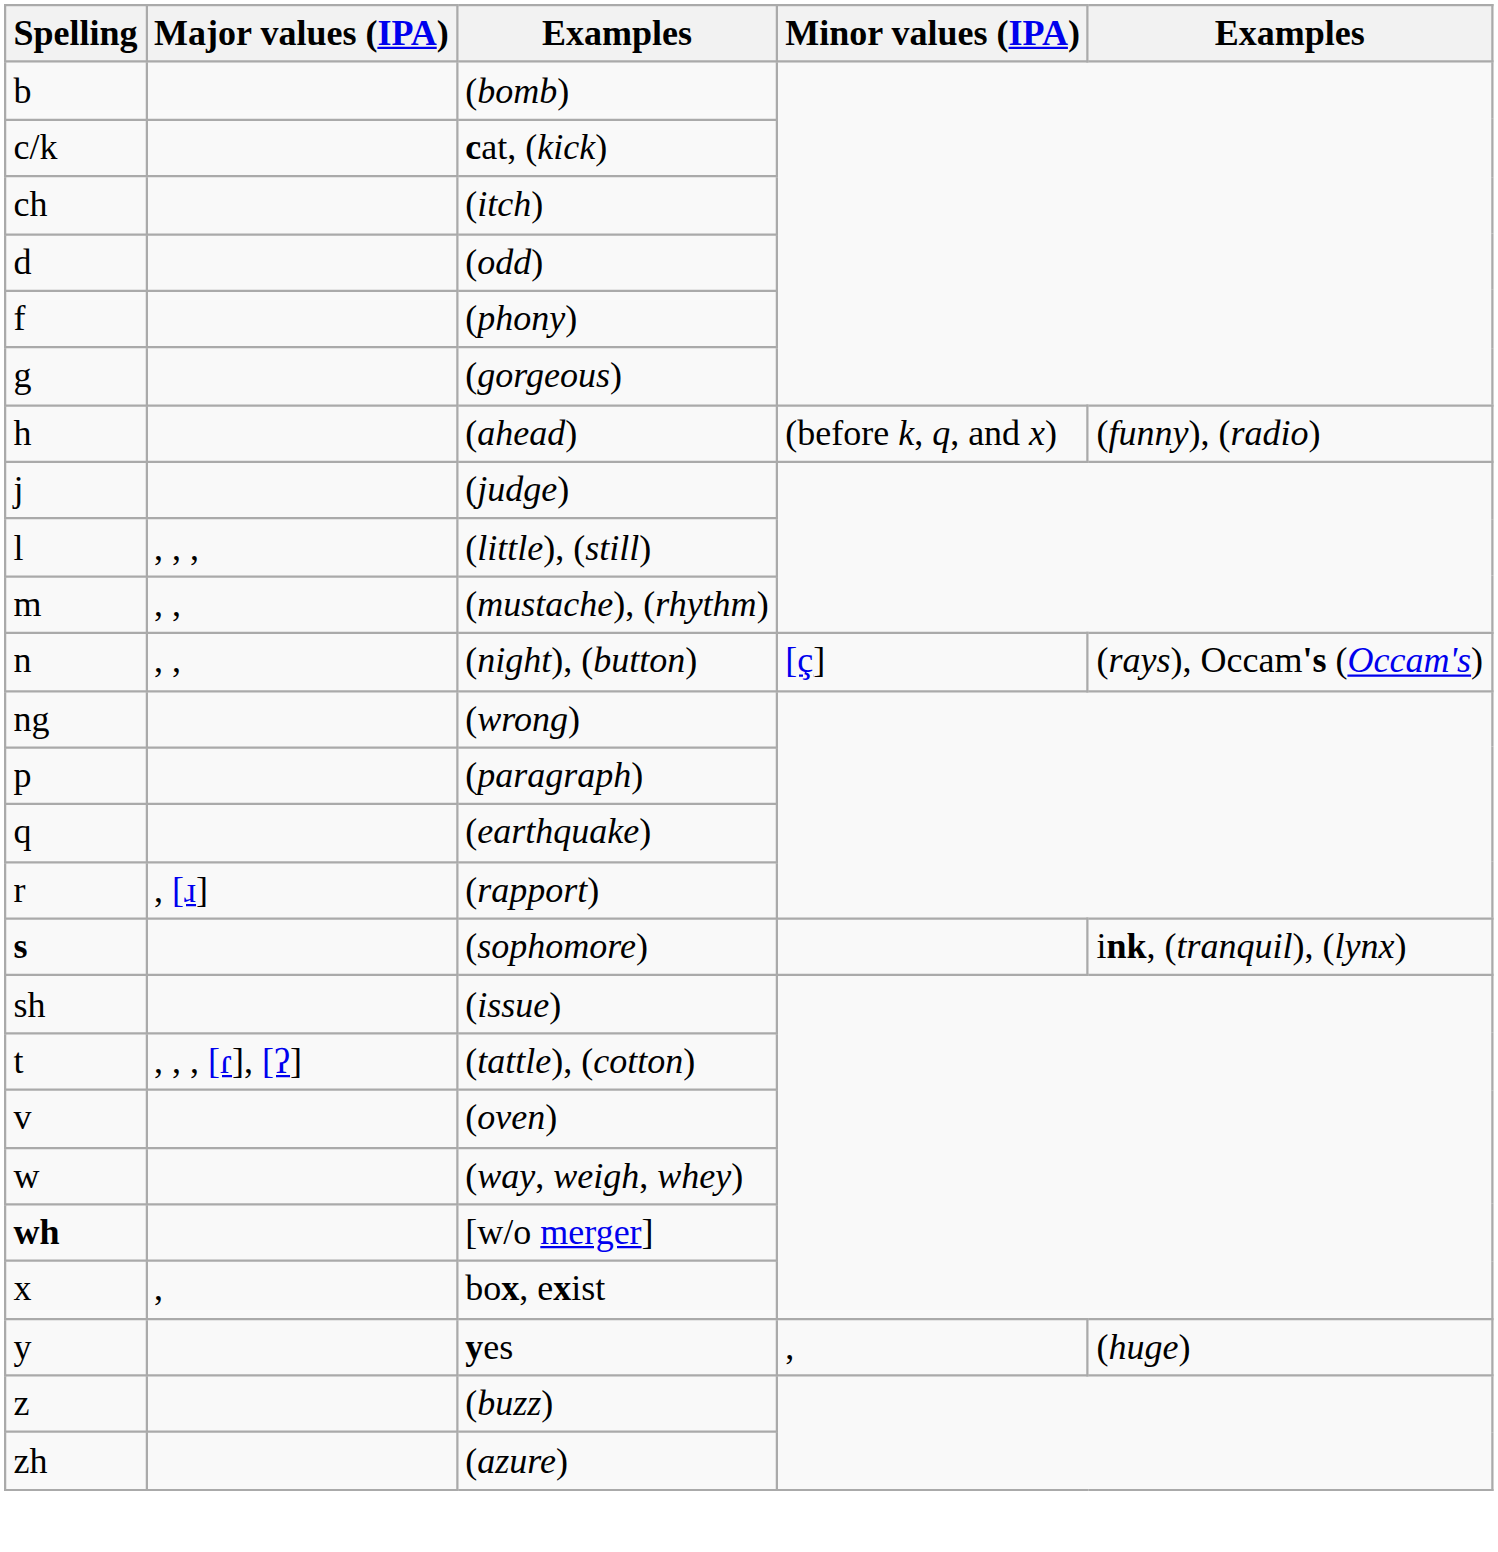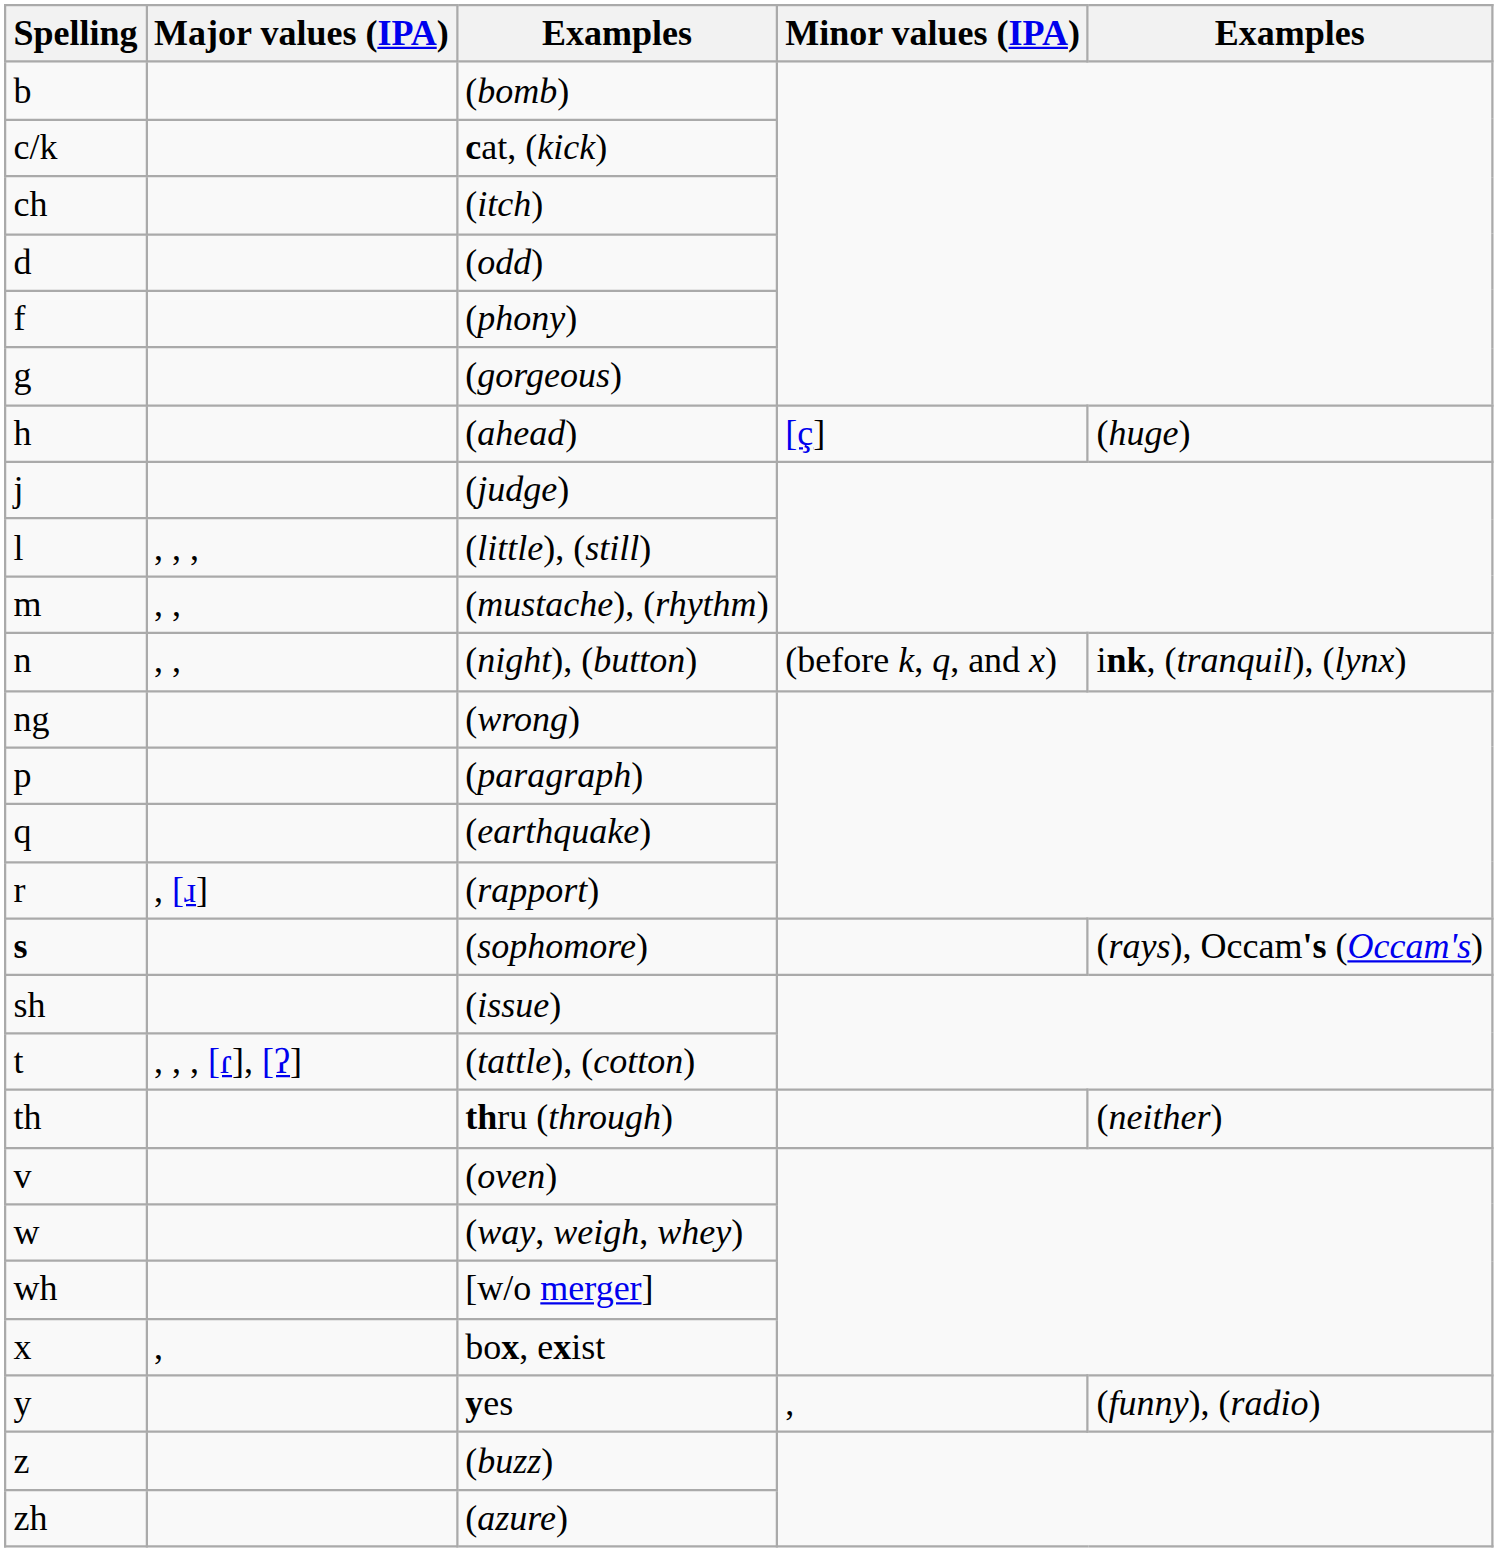(921, 432) (before k, q, and x) -> (805, 432) [ç]
(1208, 432) (funny), (radio) -> (1143, 432) (huge)
(805, 661) [ç] -> (921, 661) (before k, q, and x)
(1290, 661) (rays), Occam's (Occam's) -> (1251, 661) ink, (tranquil), (lynx)
(1251, 946) ink, (tranquil), (lynx) -> (1290, 946) (rays), Occam's (Occam's)
+ row: (569, 1117)
(36, 1232) bold -> (35, 1289) normal
(1143, 1346) (huge) -> (1208, 1403) (funny), (radio)
